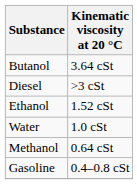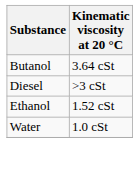- row: (33, 147)
- row: (32, 168)
